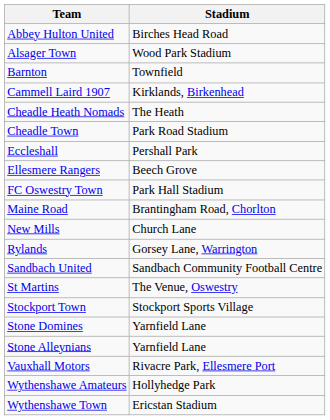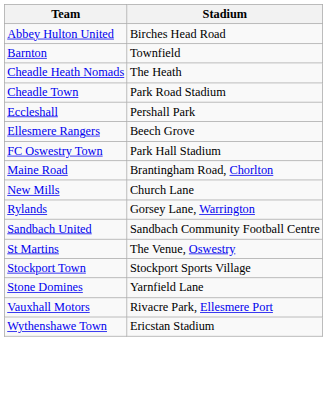- row: (42, 53)
- row: (59, 92)
- row: (49, 346)
- row: (67, 385)
